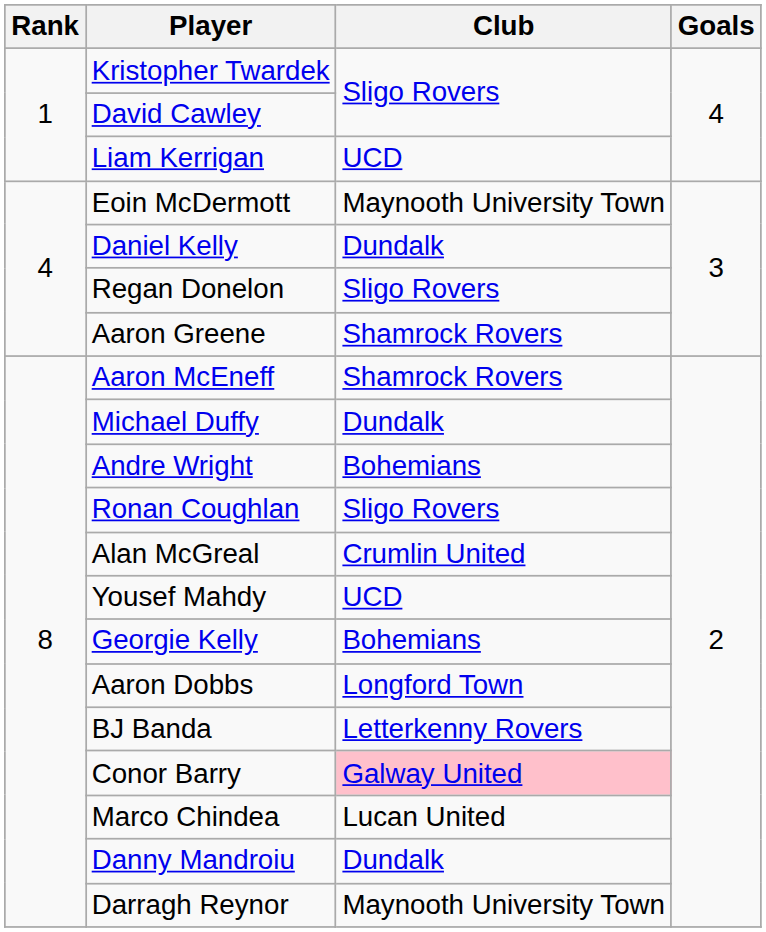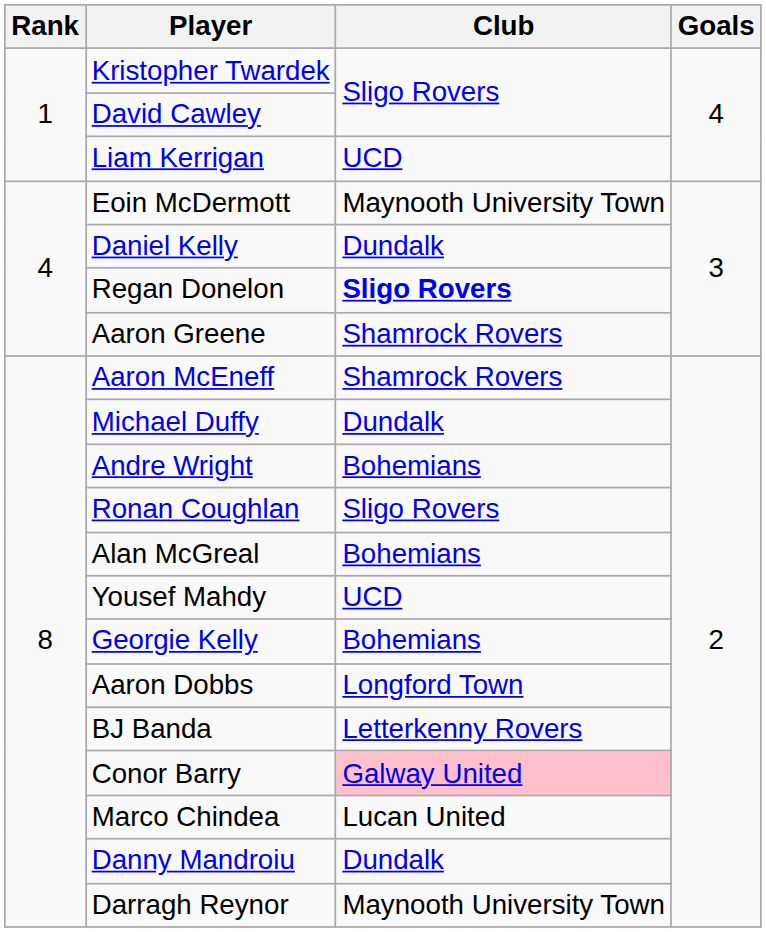(421, 289) normal -> (427, 289) bold
(434, 553) Crumlin United -> (412, 553) Bohemians
